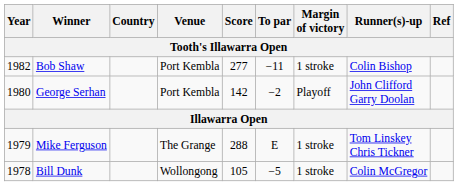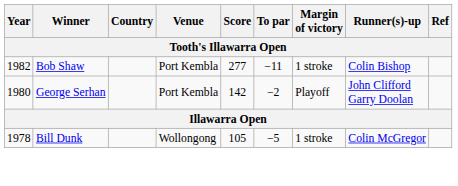- row: (71, 145)
